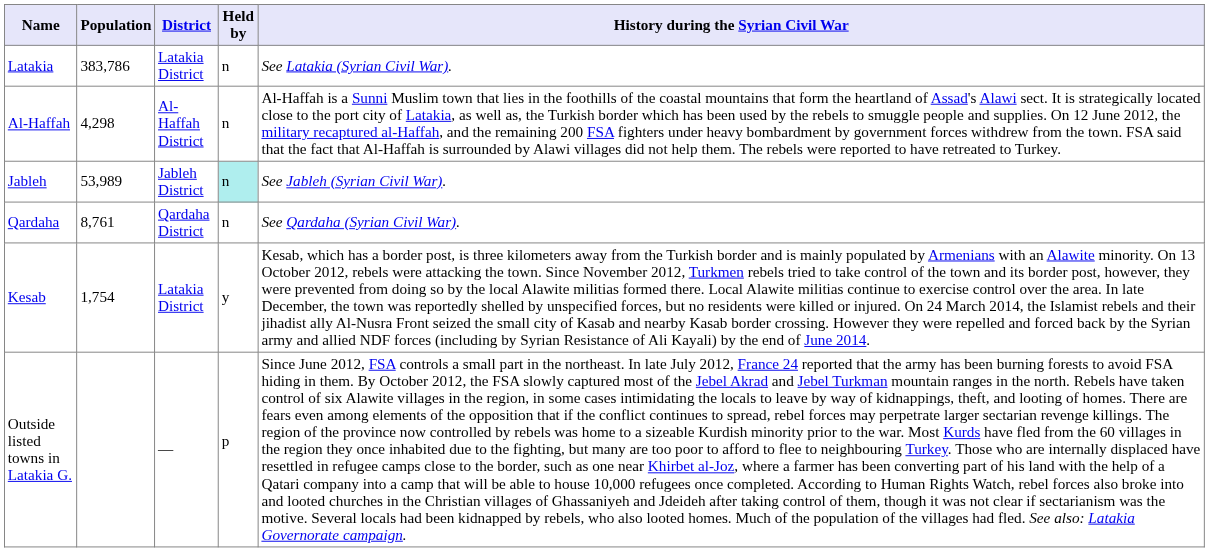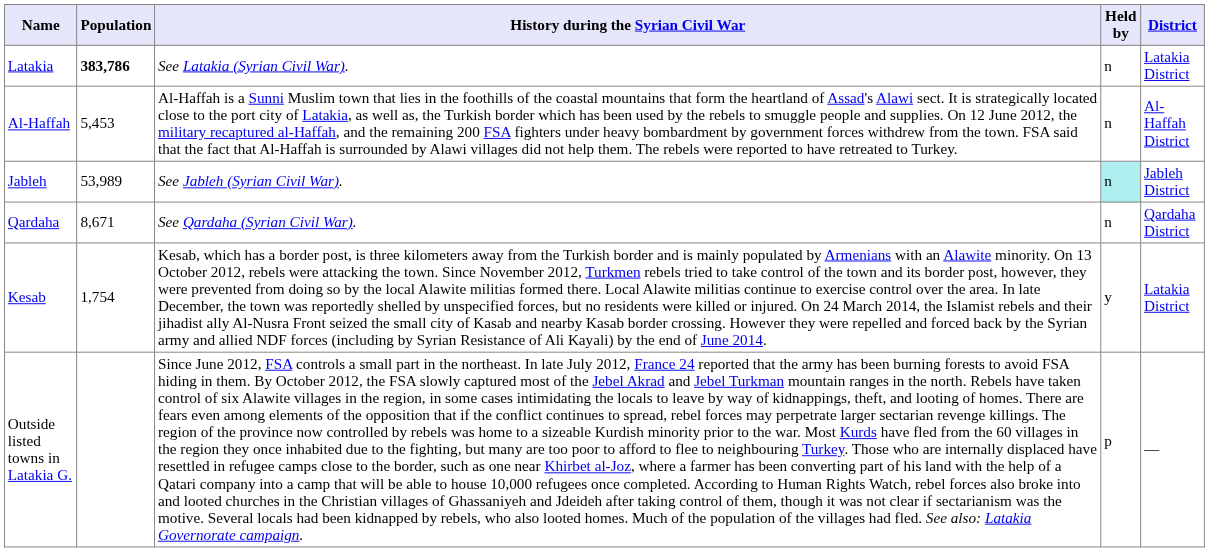columns swapped: (187, 24) <-> (731, 24)
(105, 65) normal -> (105, 65) bold
(98, 123) 4,298 -> (98, 123) 5,453
(98, 222) 8,761 -> (98, 222) 8,671
